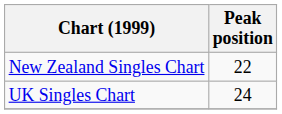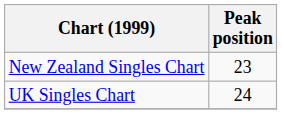(243, 66) 22 -> (243, 66) 23
